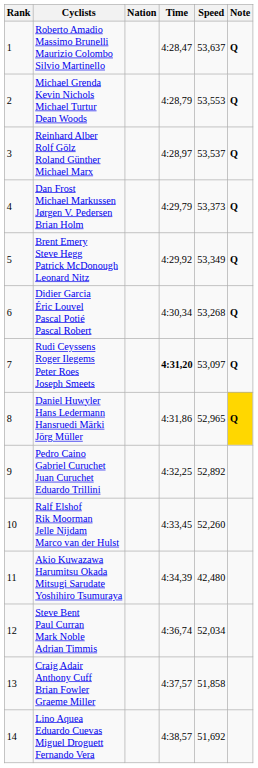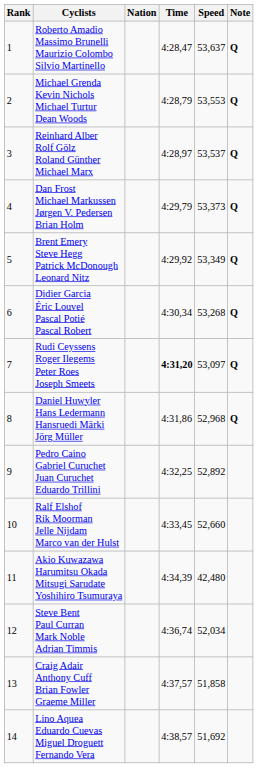(211, 418) 52,965 -> (211, 418) 52,968
(234, 418) gold background -> (234, 418) no background
(211, 524) 52,260 -> (211, 524) 52,660
